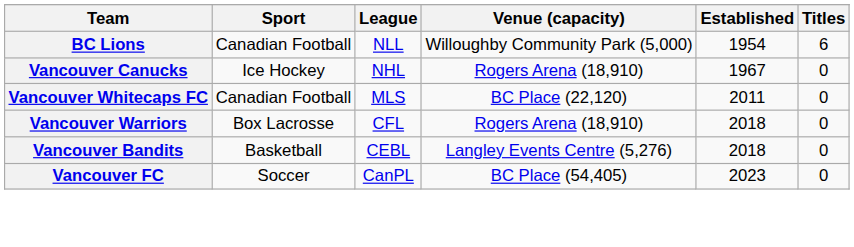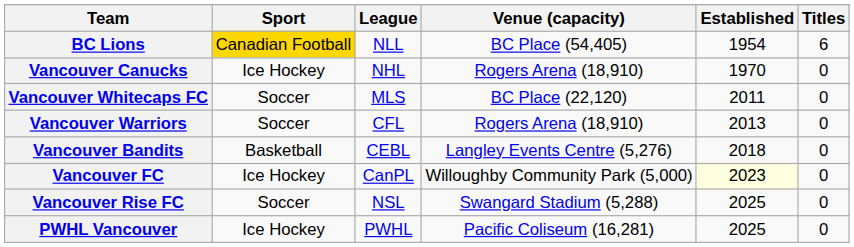(284, 45) no background -> (284, 45) gold background
(559, 45) Willoughby Community Park (5,000) -> (559, 45) BC Place (54,405)
(747, 71) 1967 -> (747, 71) 1970
(284, 97) Canadian Football -> (284, 97) Soccer
(284, 124) Box Lacrosse -> (284, 124) Soccer
(747, 124) 2018 -> (747, 124) 2013
(284, 177) Soccer -> (284, 177) Ice Hockey
(559, 177) BC Place (54,405) -> (559, 177) Willoughby Community Park (5,000)
(747, 177) no background -> (747, 177) lightyellow background
+ row: (108, 203)
+ row: (108, 229)
